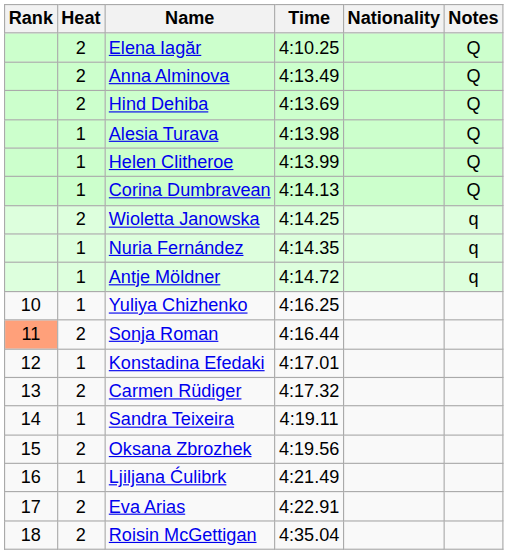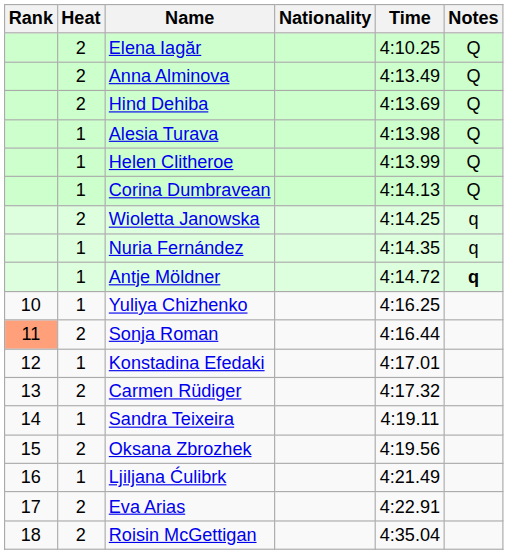columns swapped: (394, 18) <-> (309, 18)
(473, 276) normal -> (473, 276) bold
